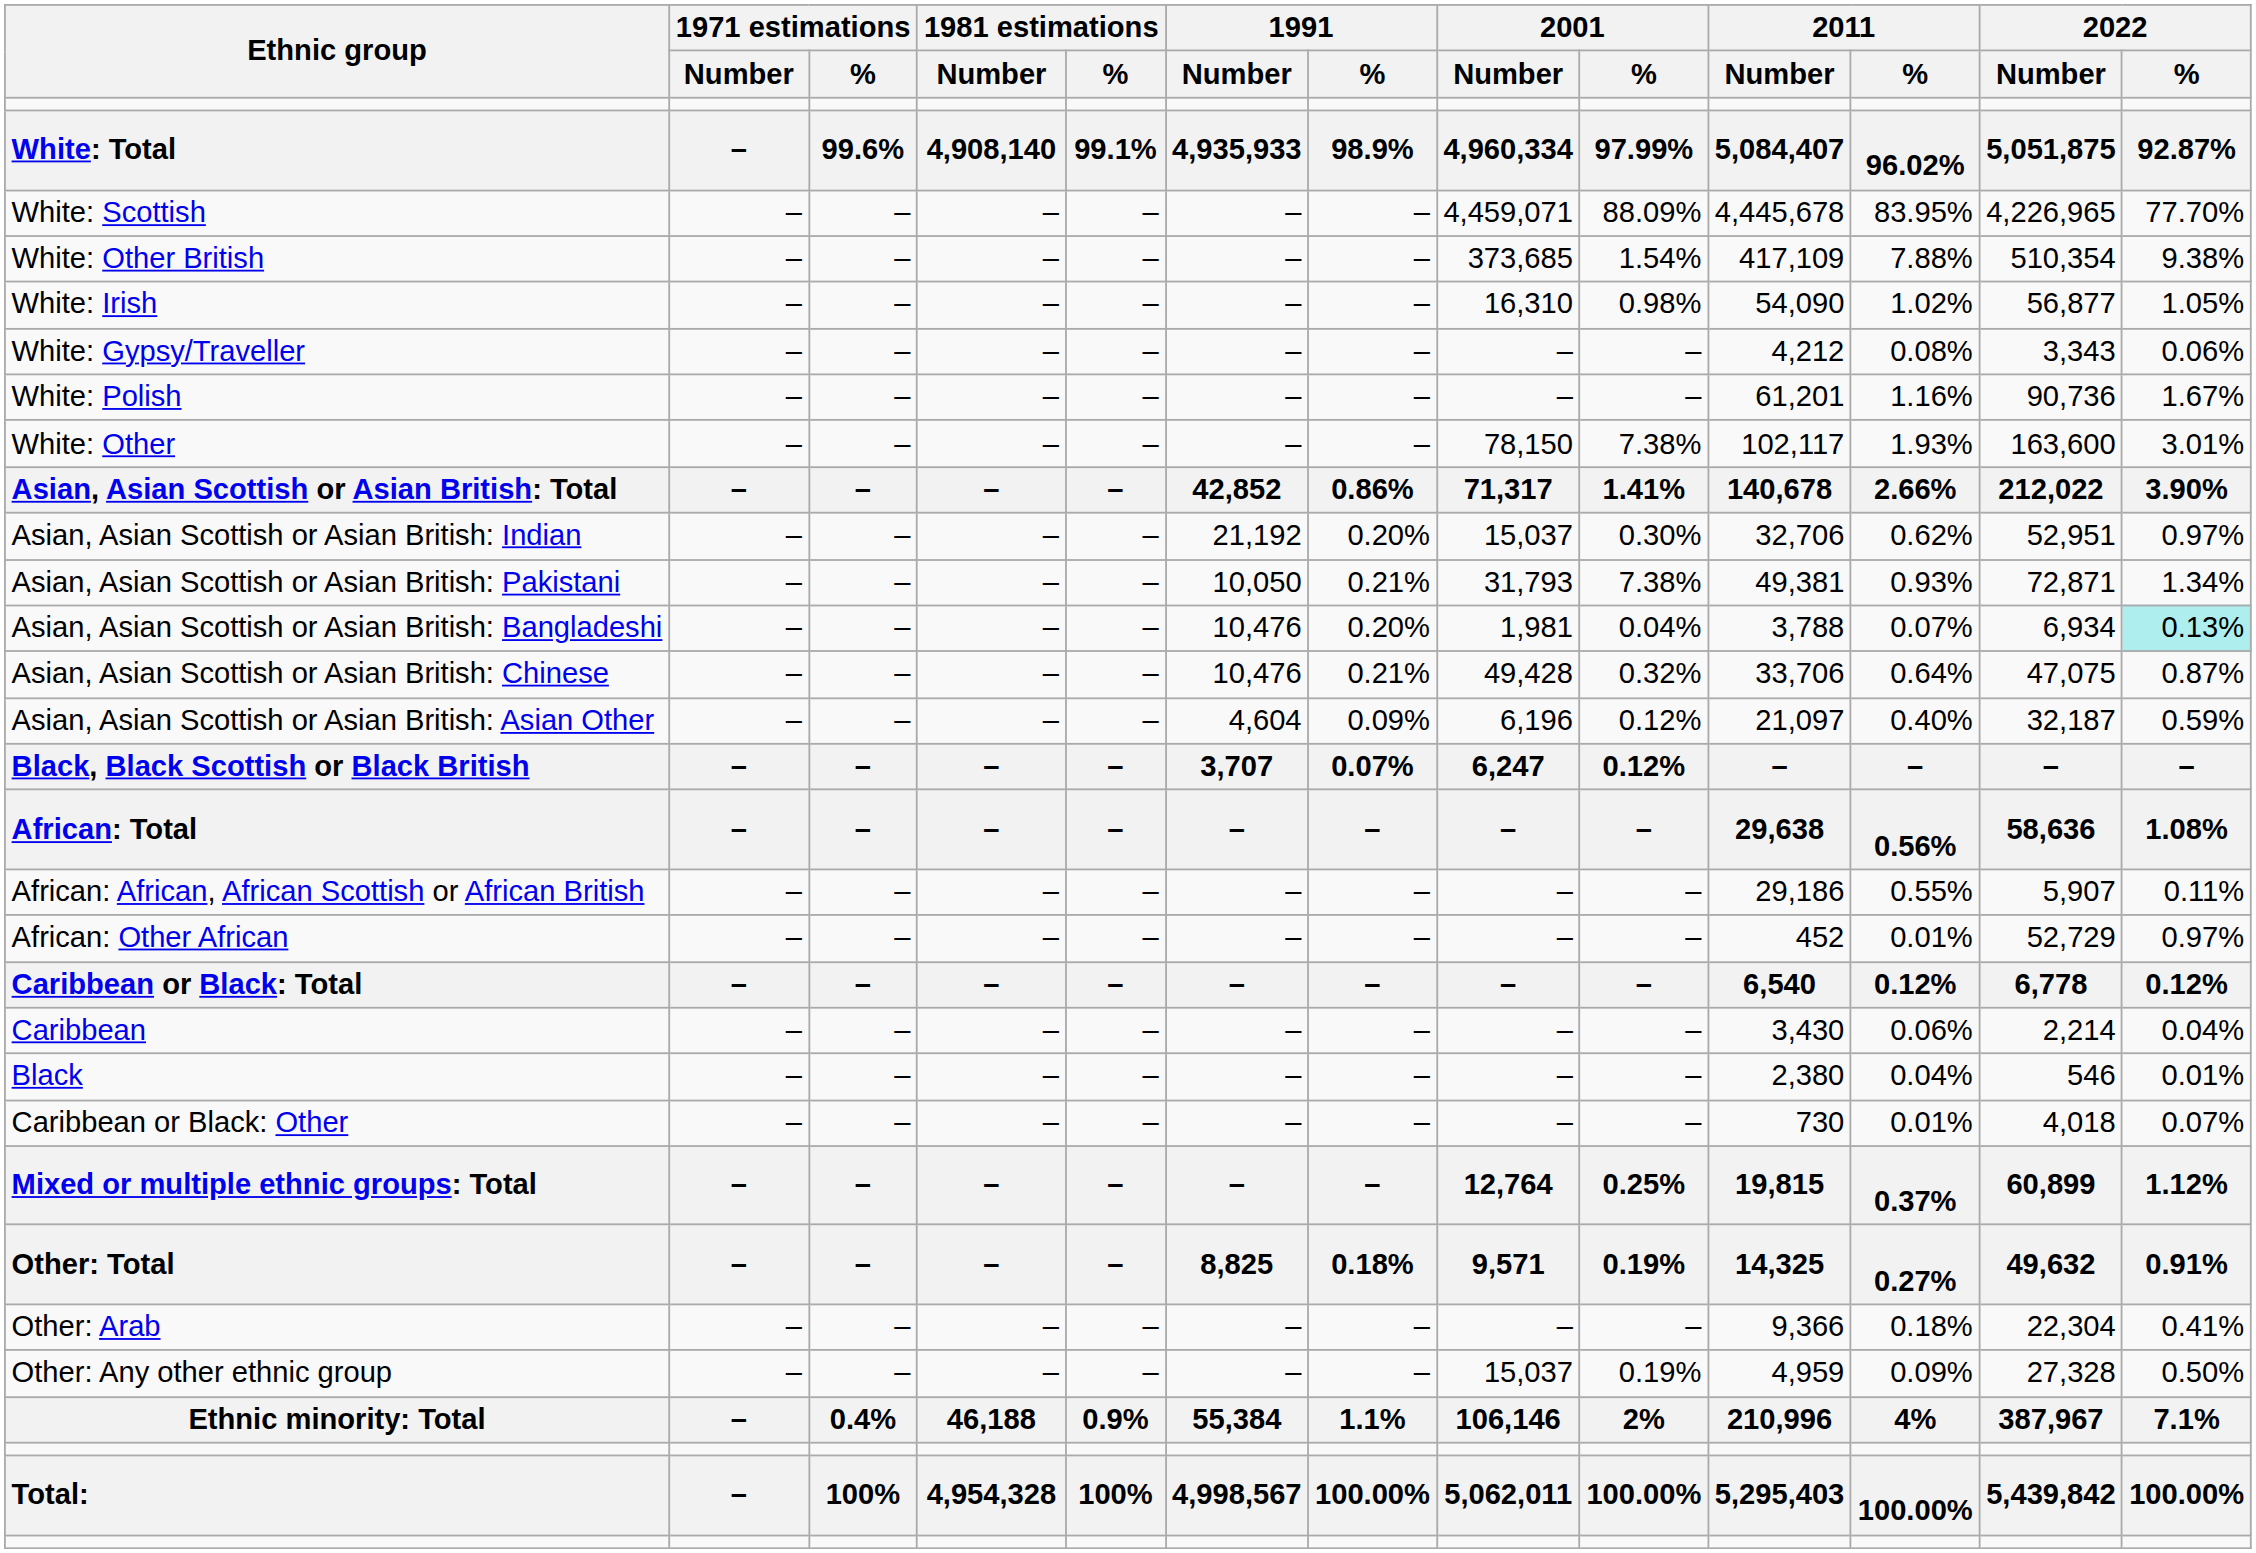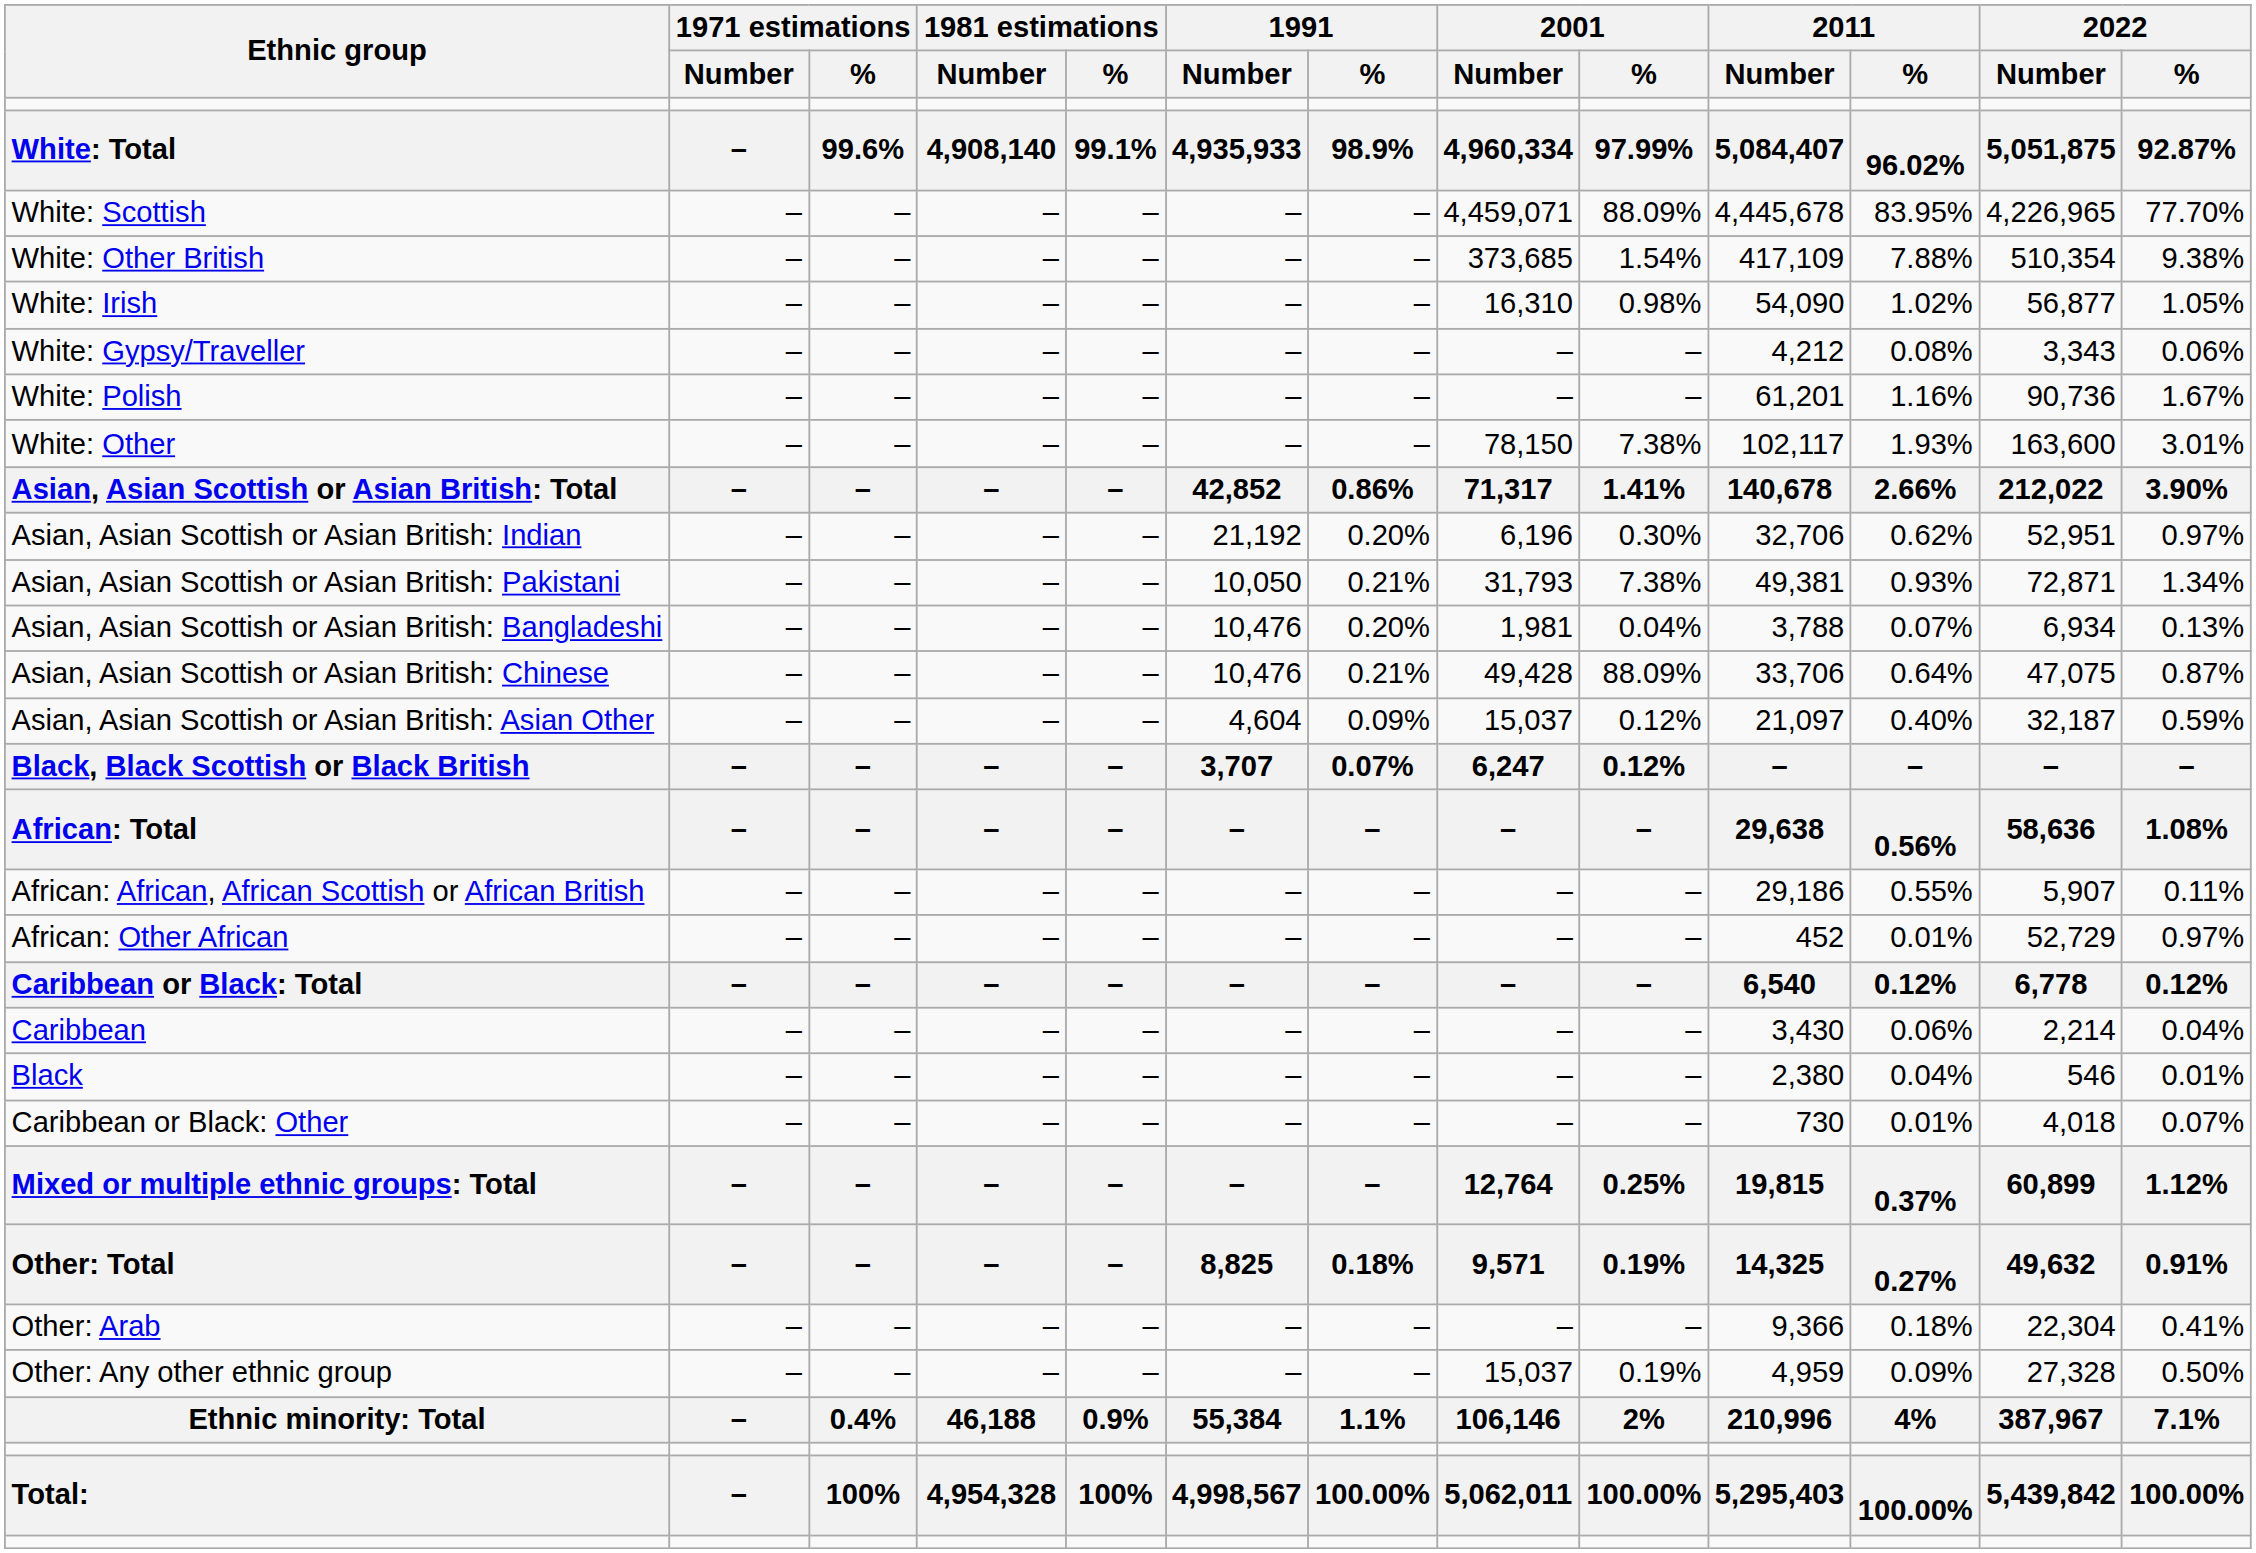(1528, 535) 15,037 -> (1537, 535) 6,196
(2203, 627) paleturquoise background -> (2203, 627) no background
(1660, 674) 0.32% -> (1652, 674) 88.09%
(1537, 720) 6,196 -> (1528, 720) 15,037
